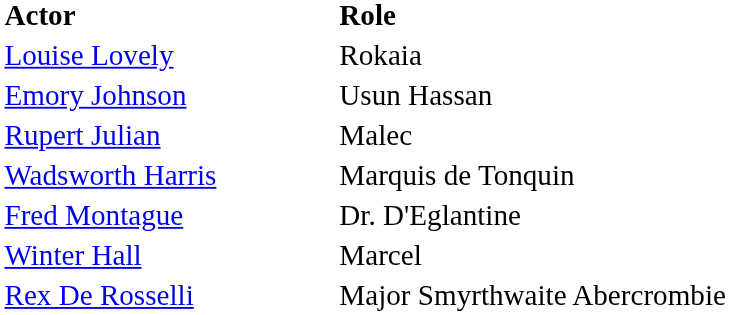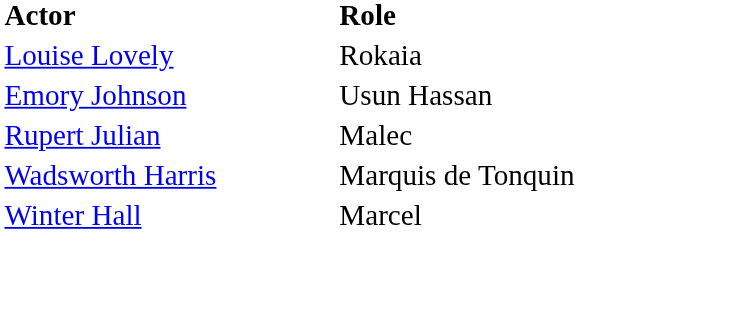- row: (94, 215)
- row: (99, 295)
